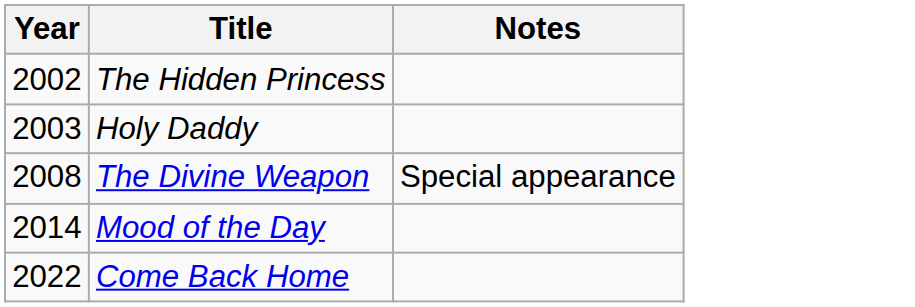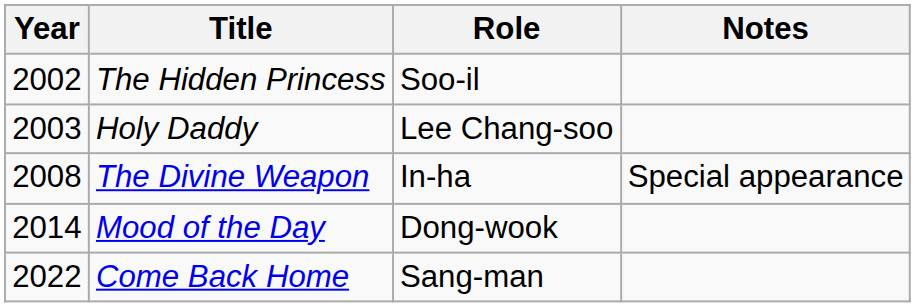+ column: (507, 29)
